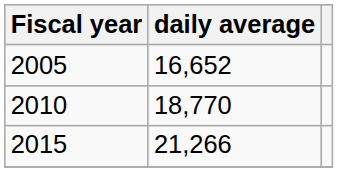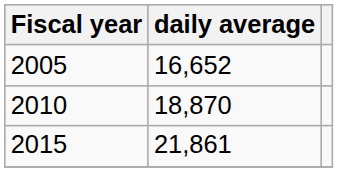(193, 105) 18,770 -> (193, 105) 18,870
(193, 145) 21,266 -> (193, 145) 21,861
